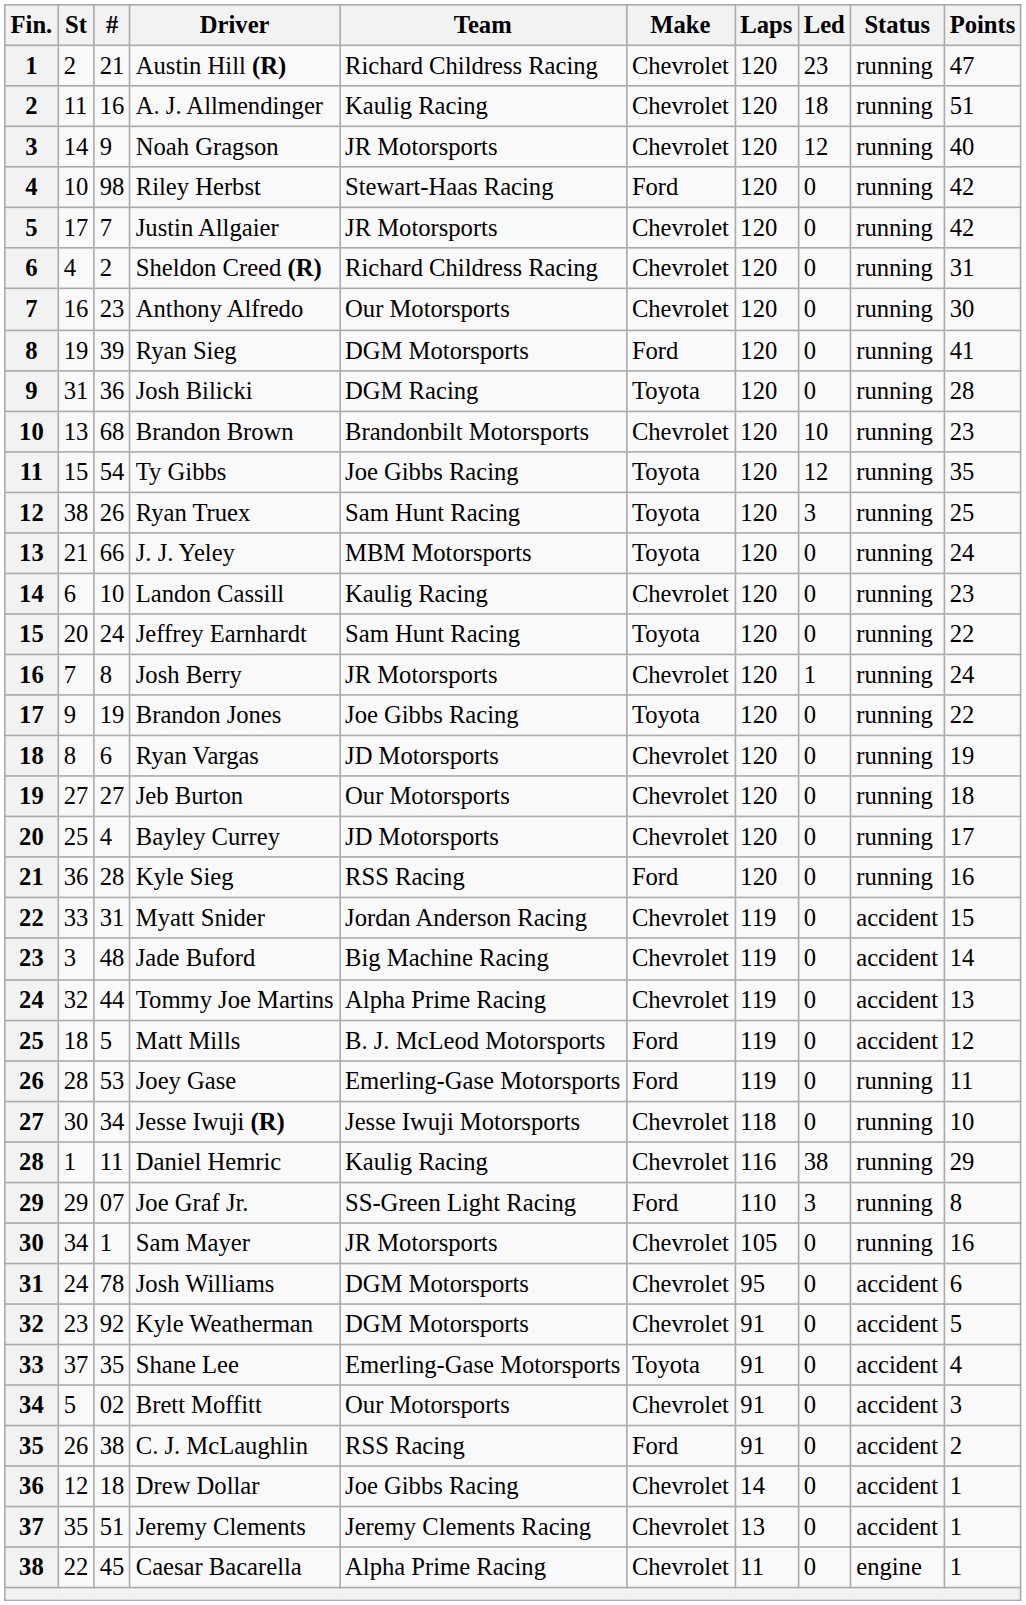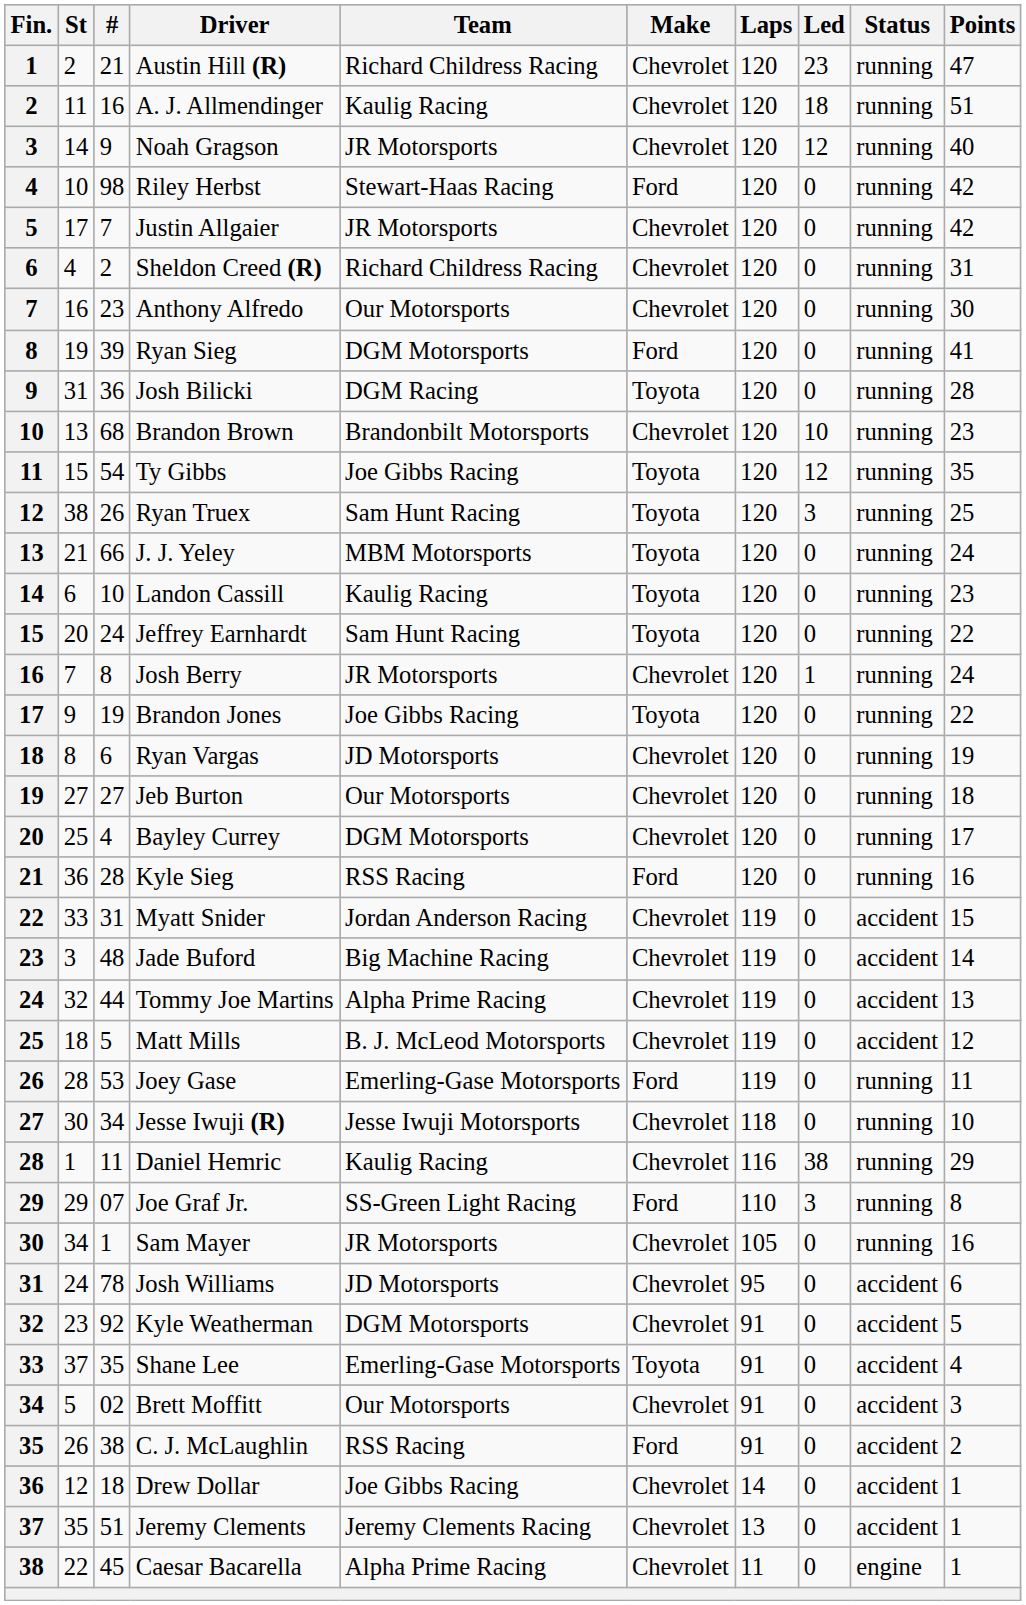(680, 593) Chevrolet -> (666, 593) Toyota
(422, 837) JD Motorsports -> (437, 837) DGM Motorsports
(655, 1040) Ford -> (680, 1040) Chevrolet
(437, 1283) DGM Motorsports -> (422, 1283) JD Motorsports
